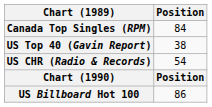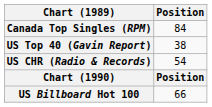(180, 94) 86 -> (180, 94) 66
